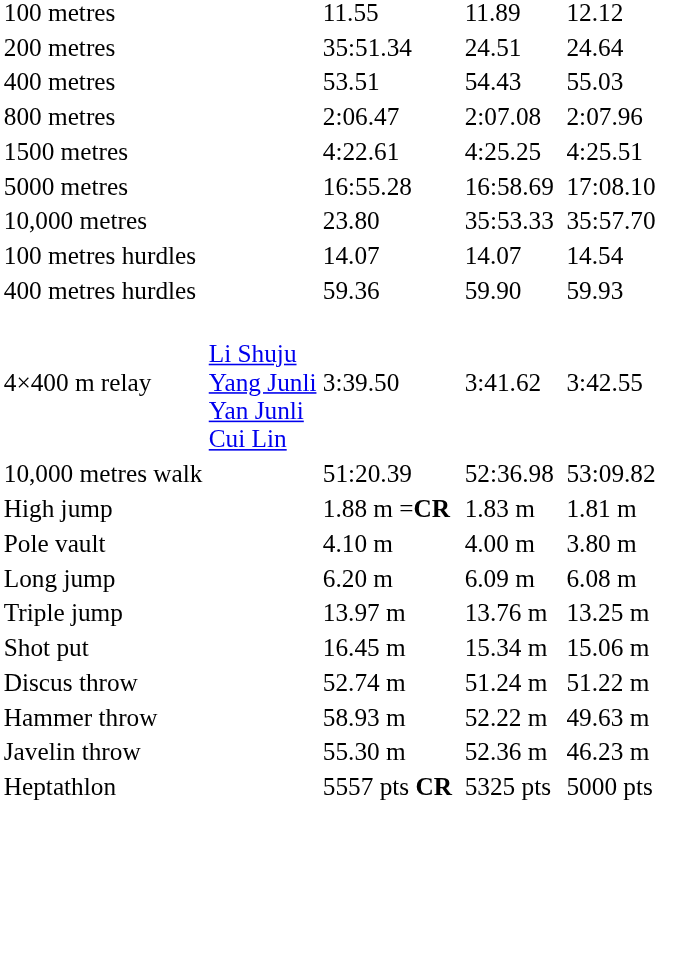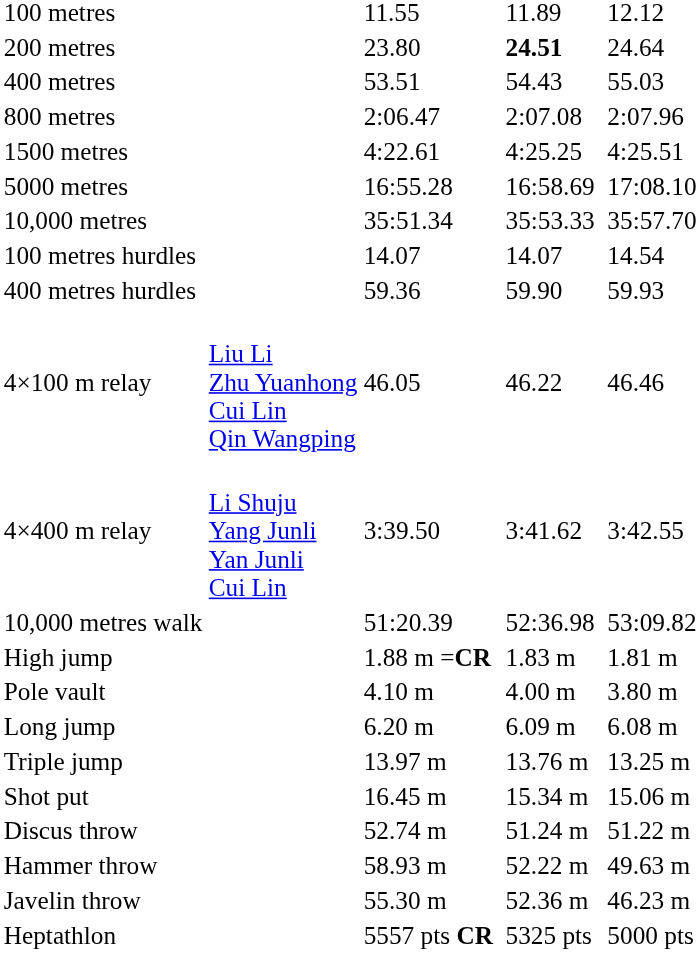(367, 47) 35:51.34 -> (392, 47) 23.80
(493, 47) normal -> (534, 47) bold
(351, 221) 23.80 -> (408, 221) 35:51.34
+ row: (78, 382)
